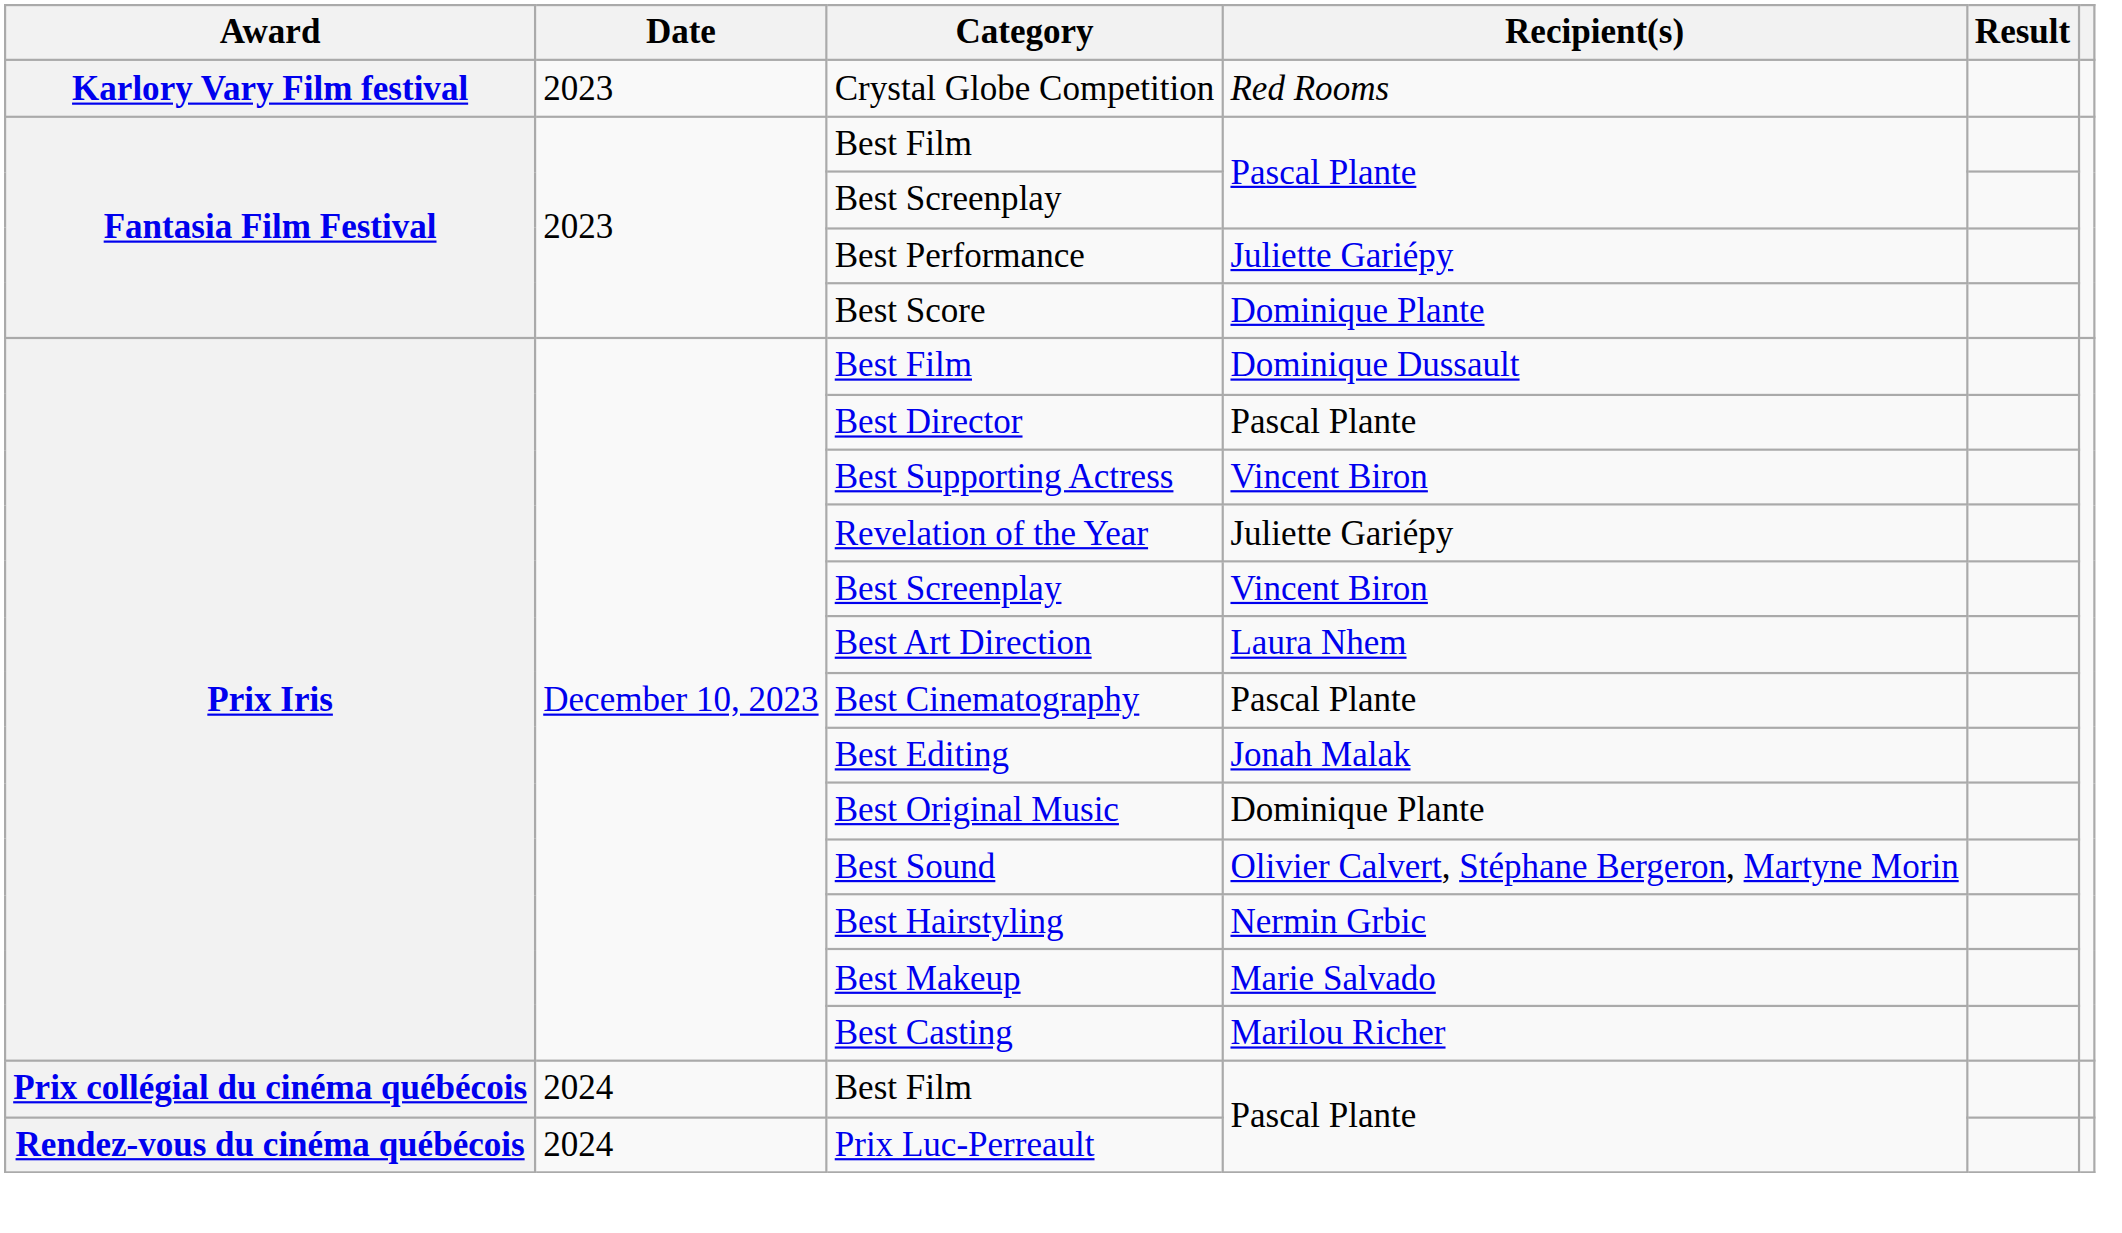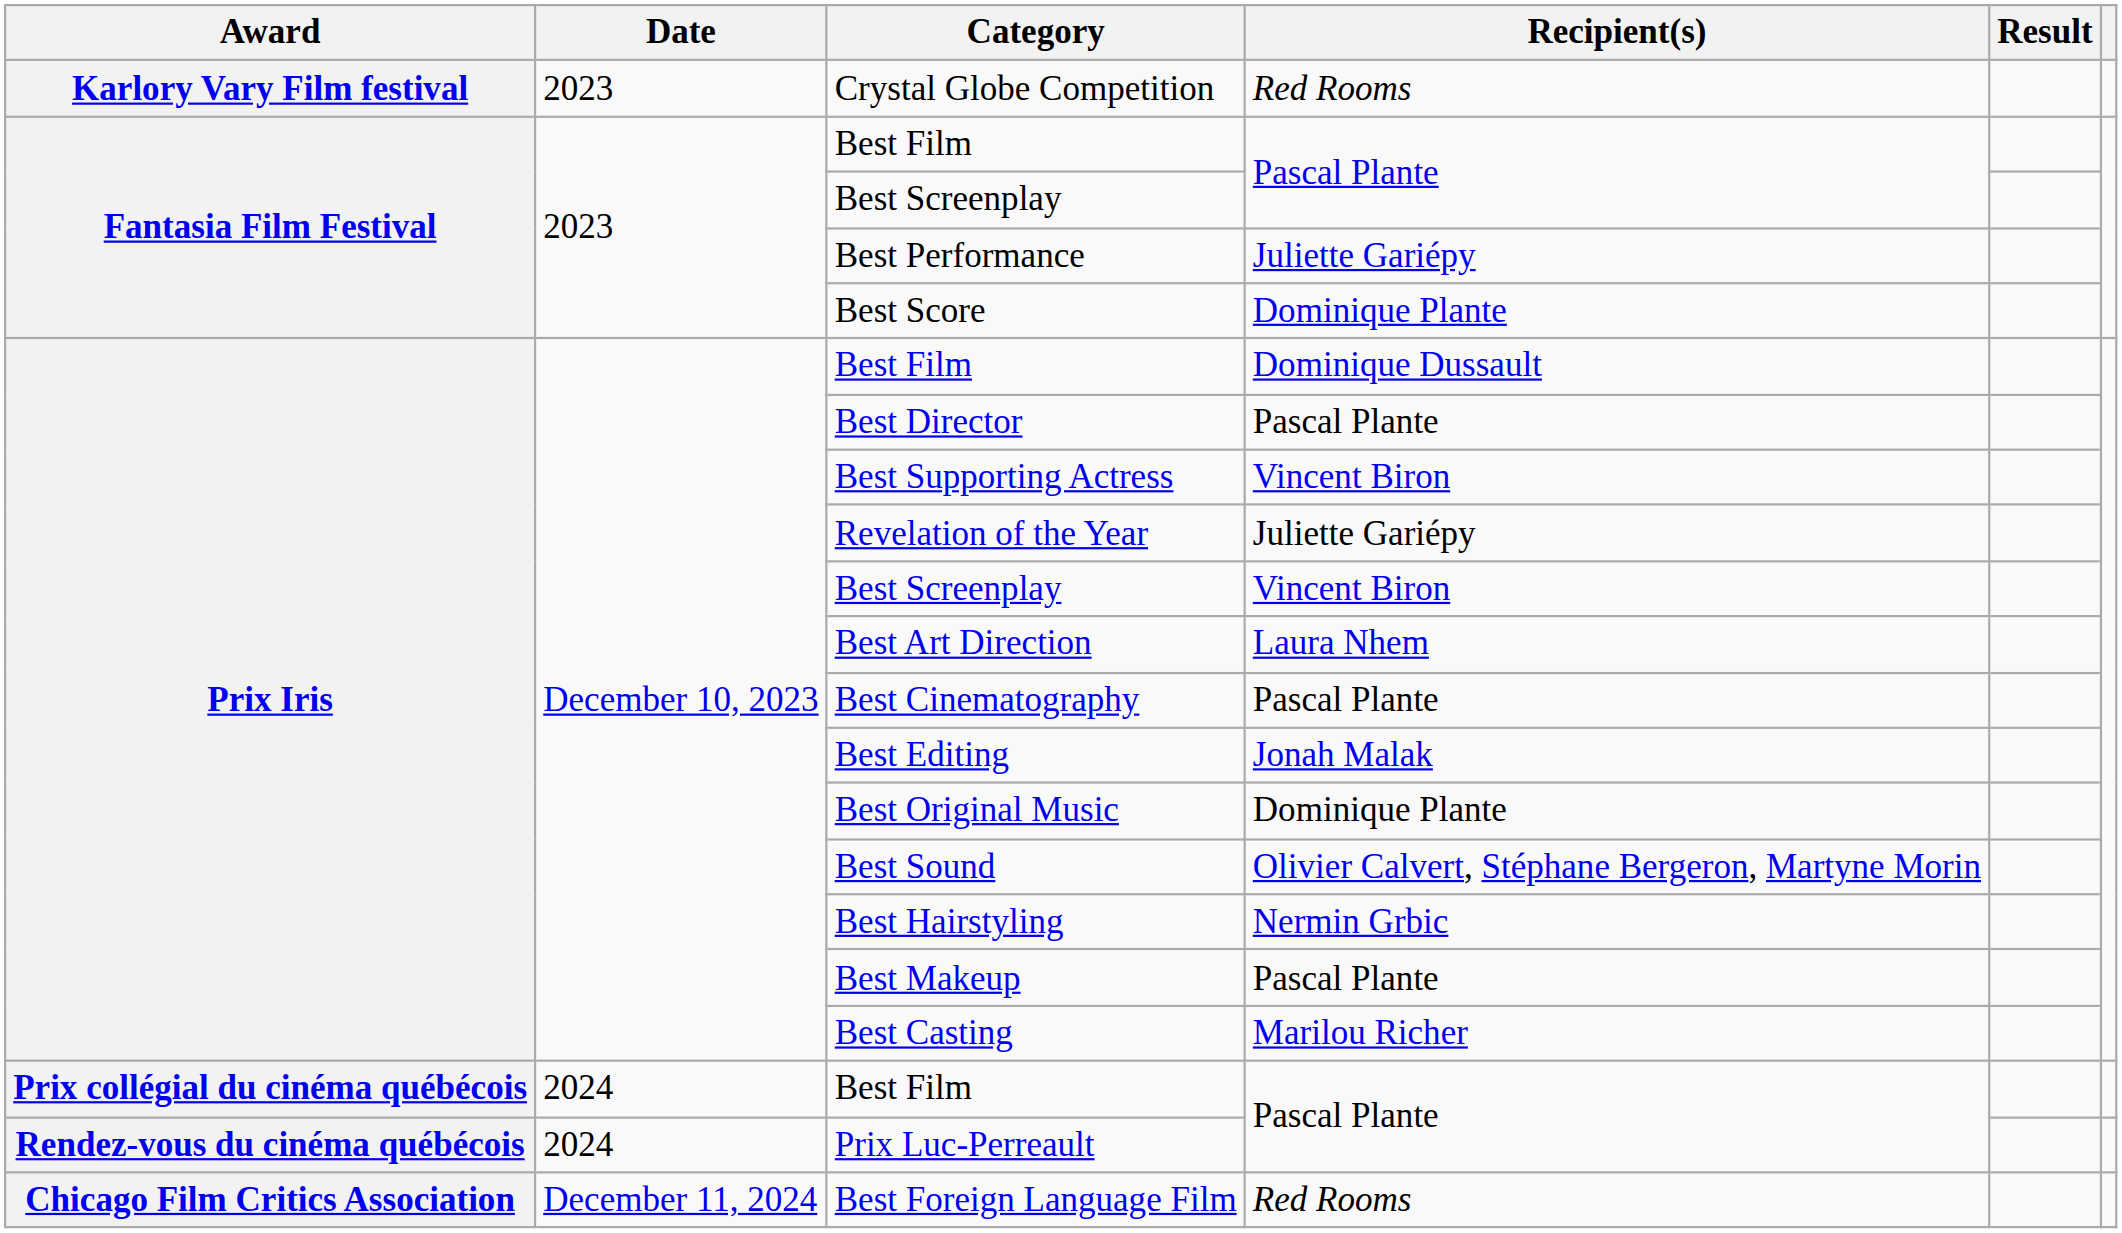(1333, 976) Marie Salvado -> (1346, 976) Pascal Plante
+ row: (270, 1199)
